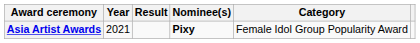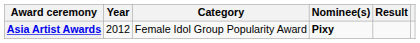columns swapped: (322, 13) <-> (151, 13)
(118, 30) 2021 -> (118, 30) 2012
